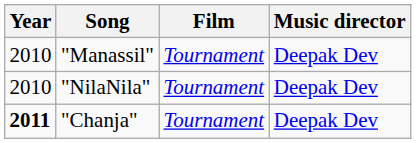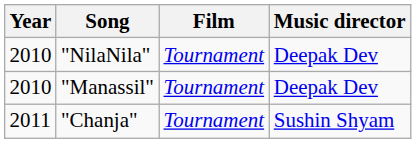rows swapped: (106, 87) <-> (107, 54)
(30, 120) bold -> (30, 120) normal
(326, 120) Deepak Dev -> (334, 120) Sushin Shyam
